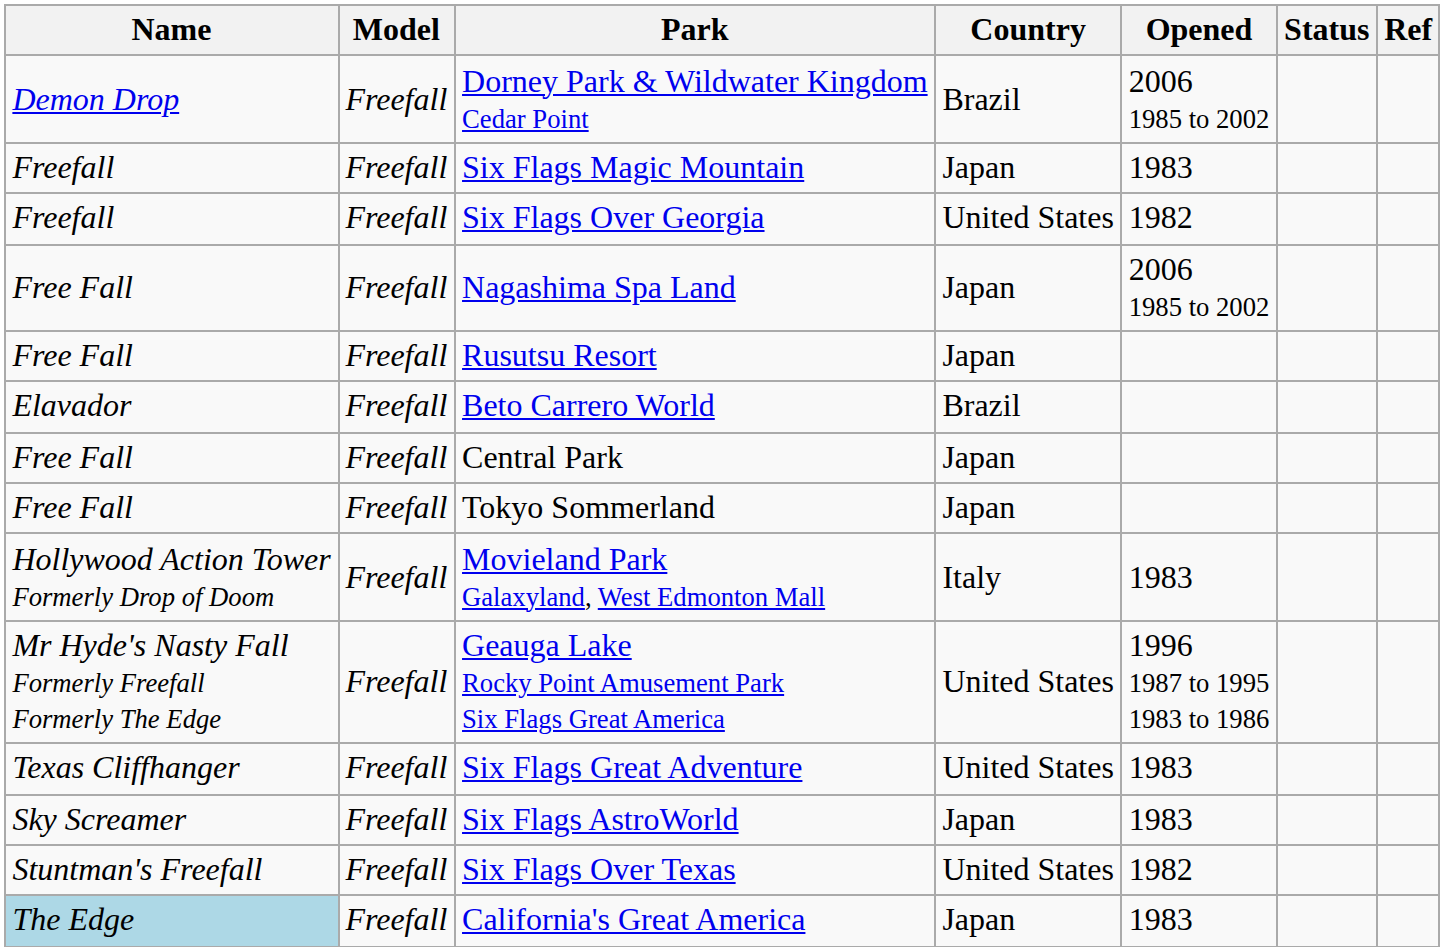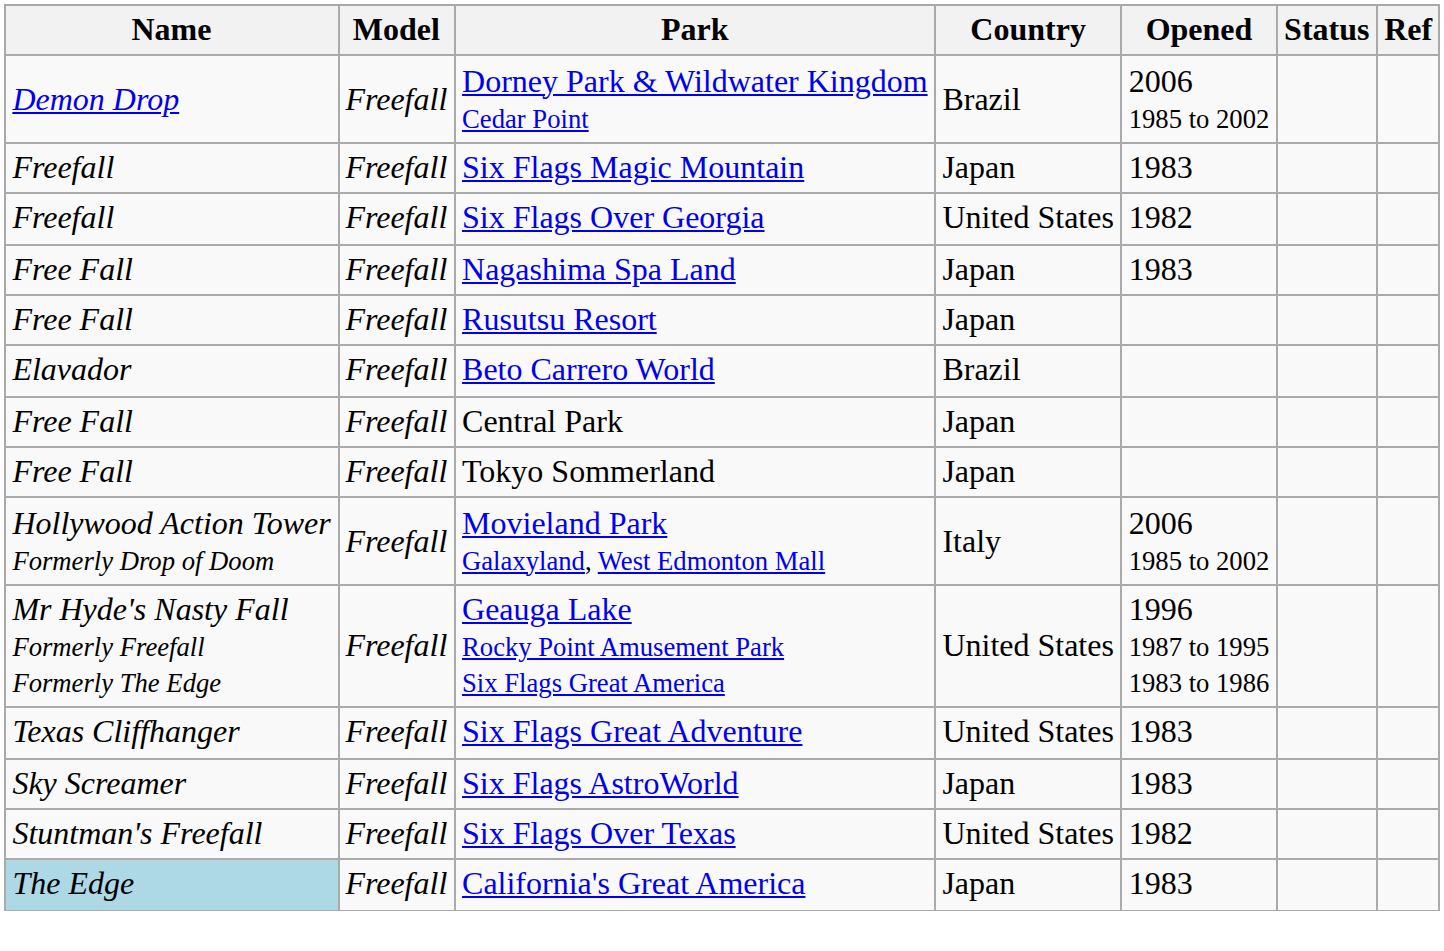(1199, 286) 2006 1985 to 2002 -> (1161, 268) 1983
(1161, 576) 1983 -> (1199, 540) 2006 1985 to 2002
